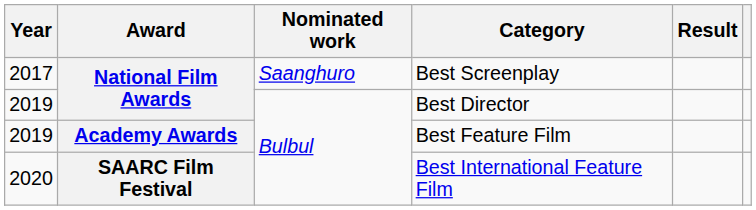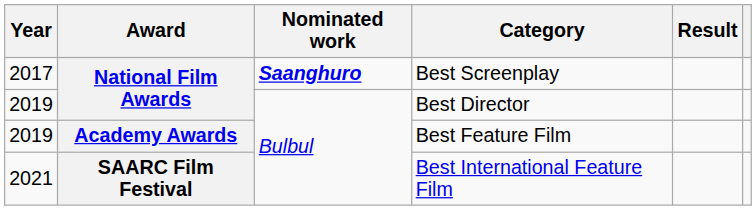(307, 73) normal -> (310, 73) bold
(31, 178) 2020 -> (31, 178) 2021
